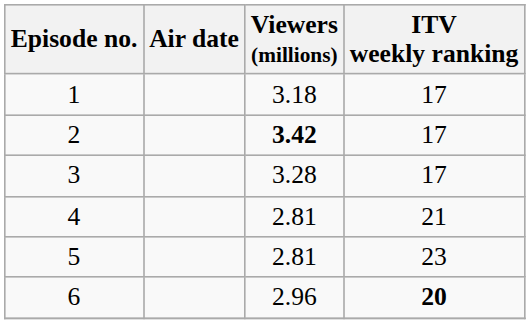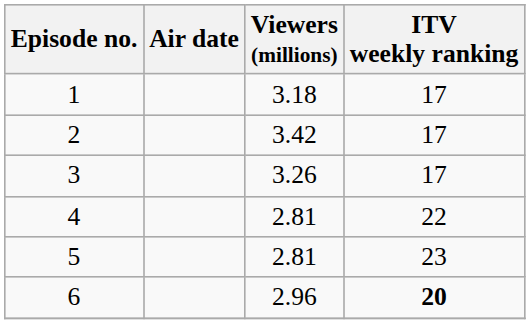(294, 134) bold -> (294, 134) normal
(294, 175) 3.28 -> (294, 175) 3.26
(434, 216) 21 -> (434, 216) 22
